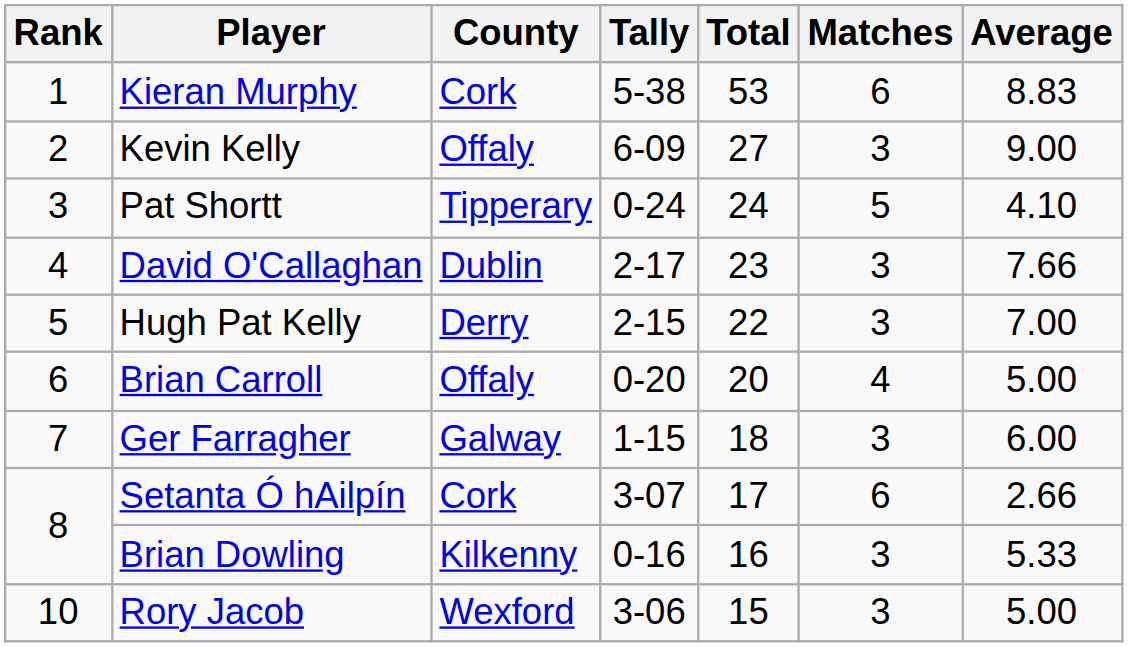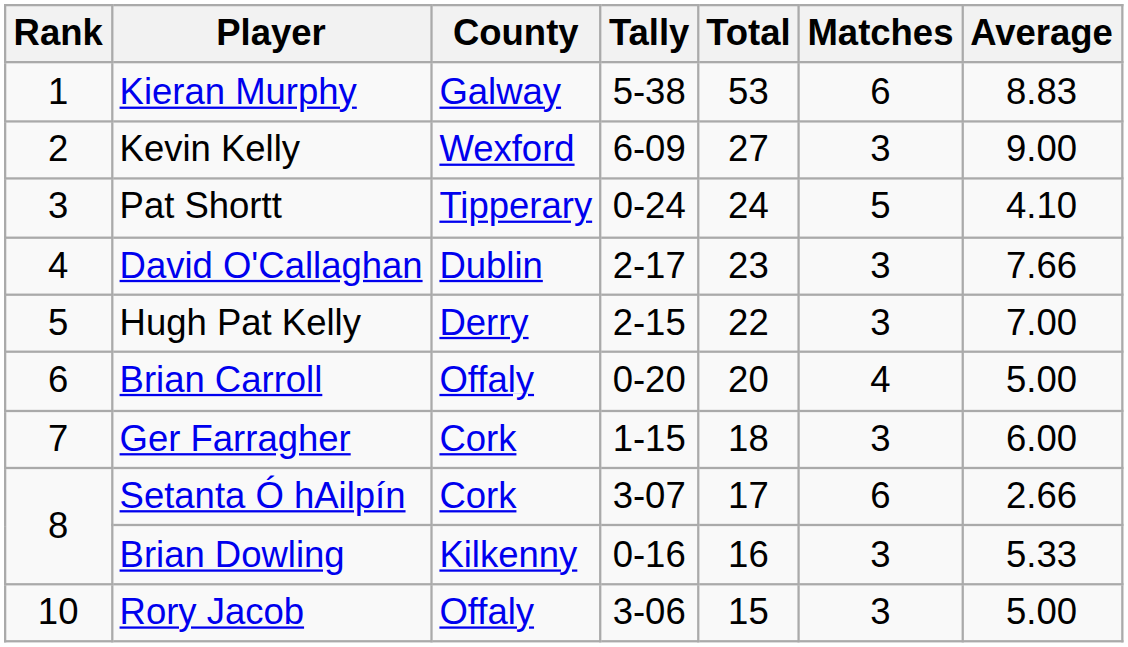(478, 91) Cork -> (500, 91) Galway
(487, 149) Offaly -> (507, 149) Wexford
(500, 438) Galway -> (478, 438) Cork
(507, 611) Wexford -> (487, 611) Offaly
